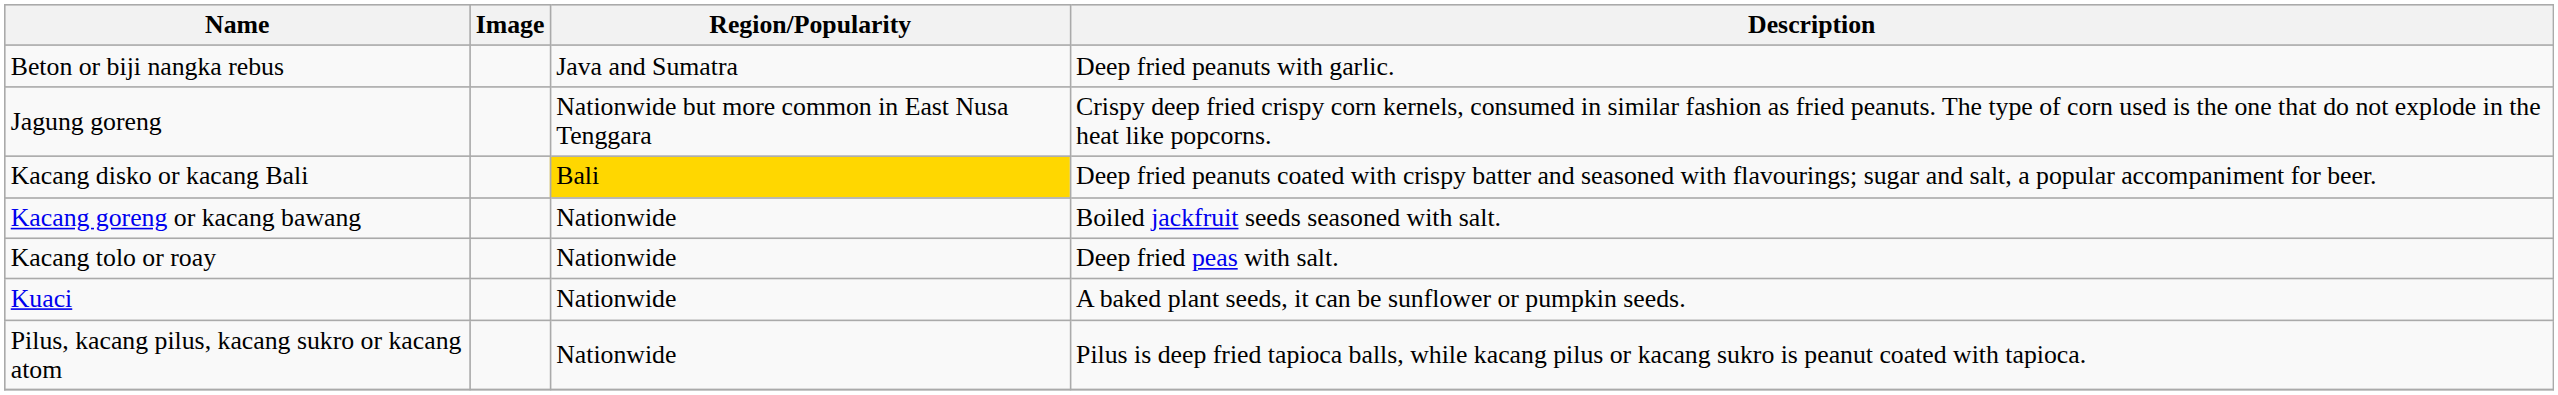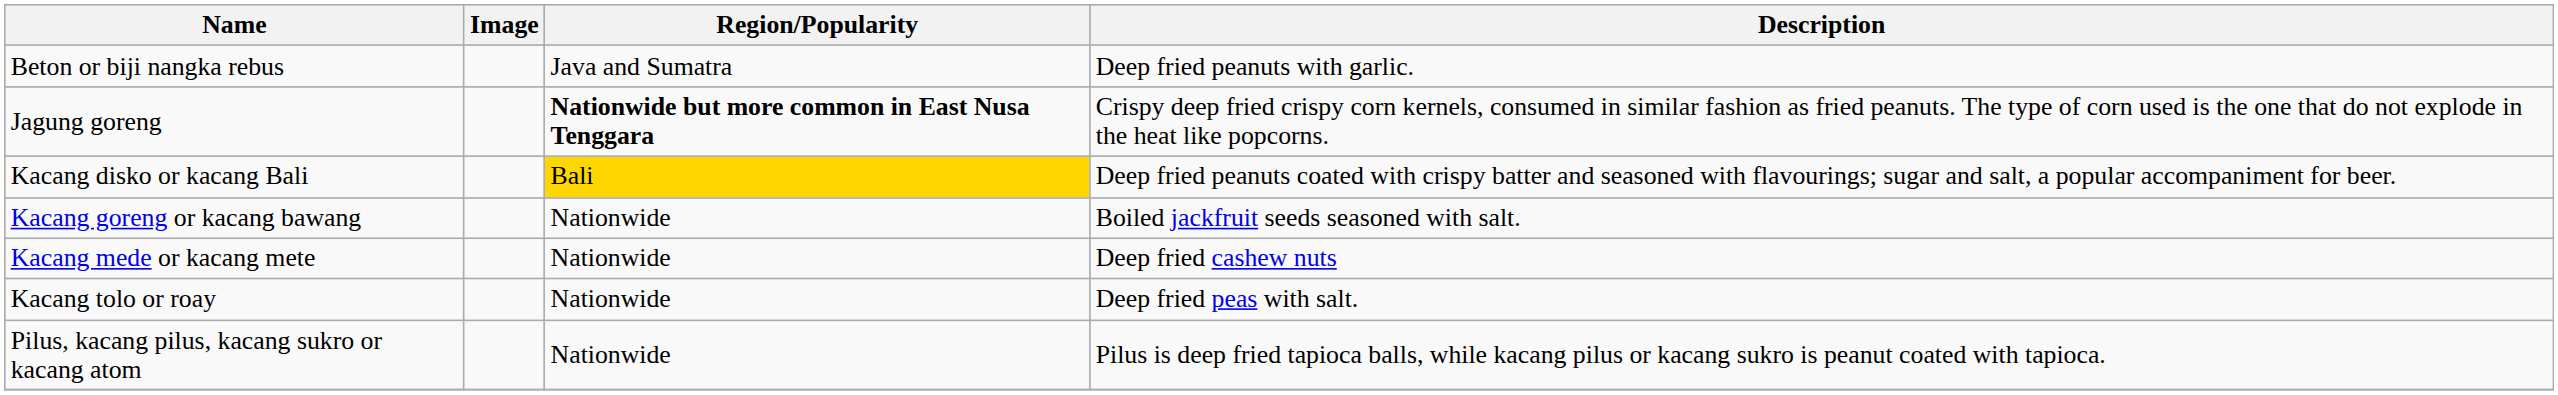(782, 121) normal -> (790, 121) bold
+ row: (163, 258)
- row: (41, 299)
